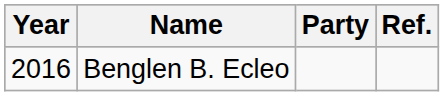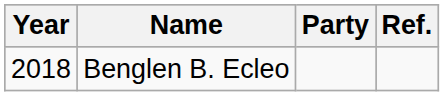(41, 68) 2016 -> (41, 68) 2018
